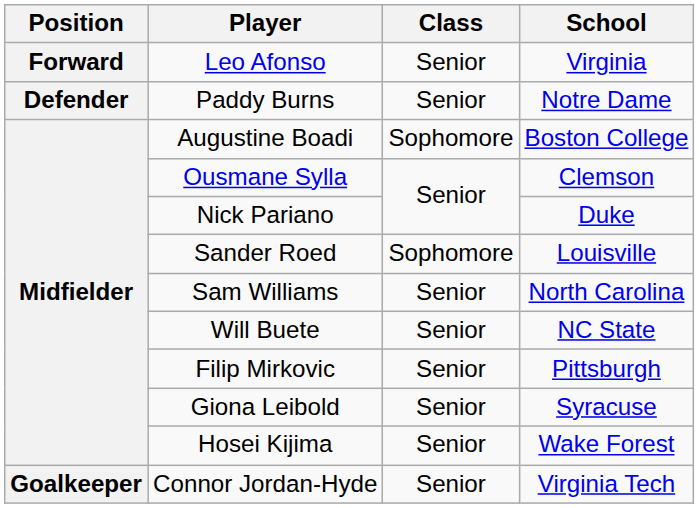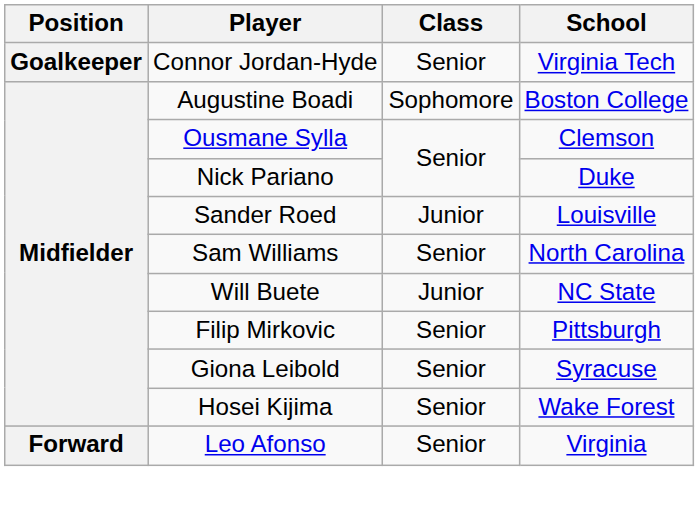rows swapped: (265, 483) <-> (265, 61)
- row: (265, 100)
(451, 253) Sophomore -> (451, 215) Junior
(451, 330) Senior -> (451, 291) Junior
